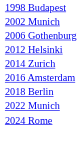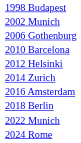+ row: (37, 50)
